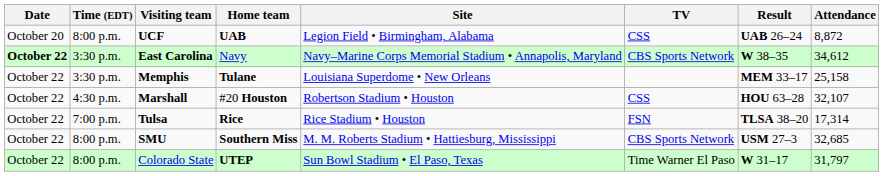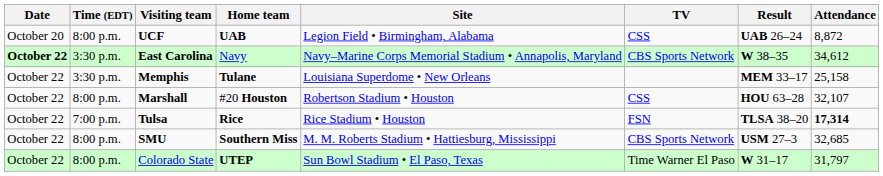(97, 98) 4:30 p.m. -> (97, 98) 8:00 p.m.
(832, 119) normal -> (832, 119) bold
